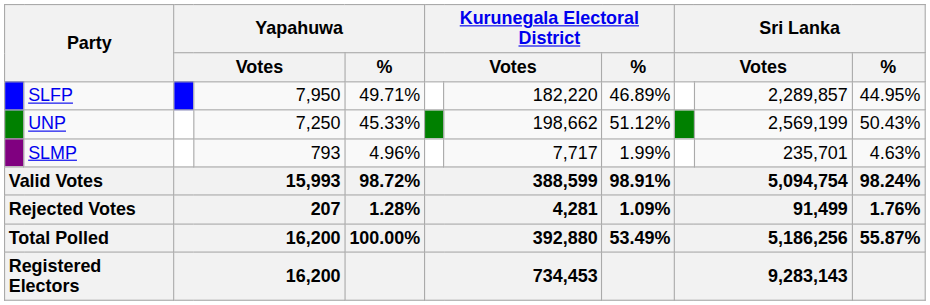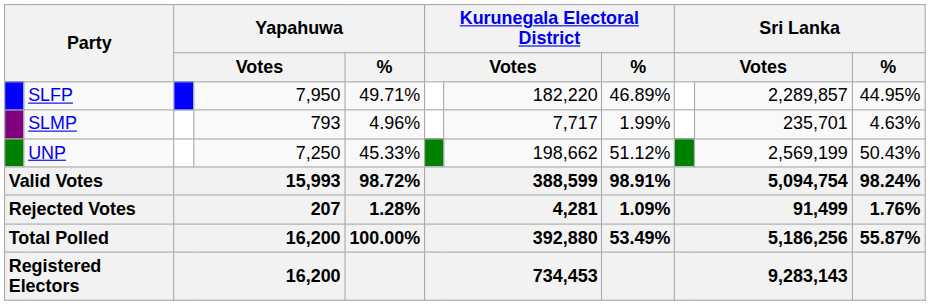rows swapped: (47, 124) <-> (53, 152)
